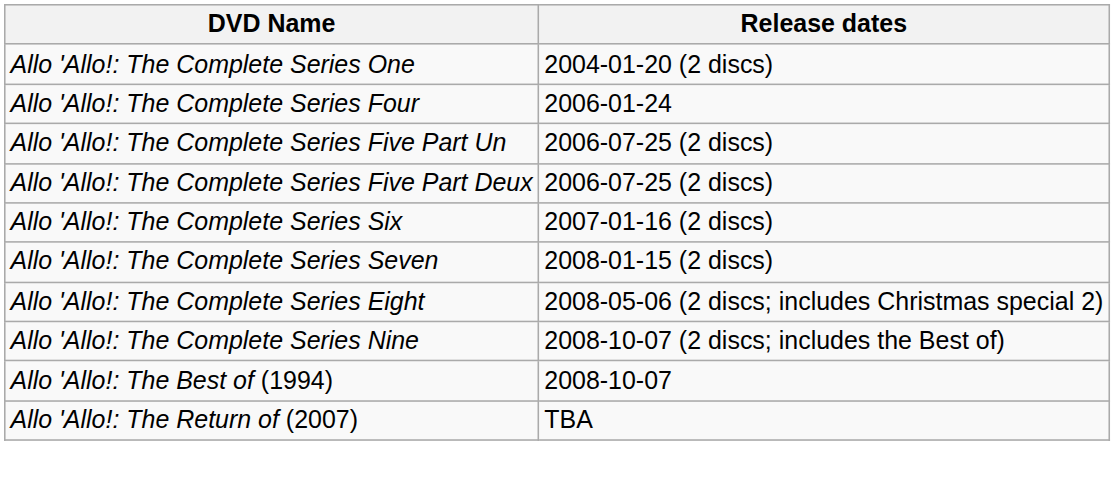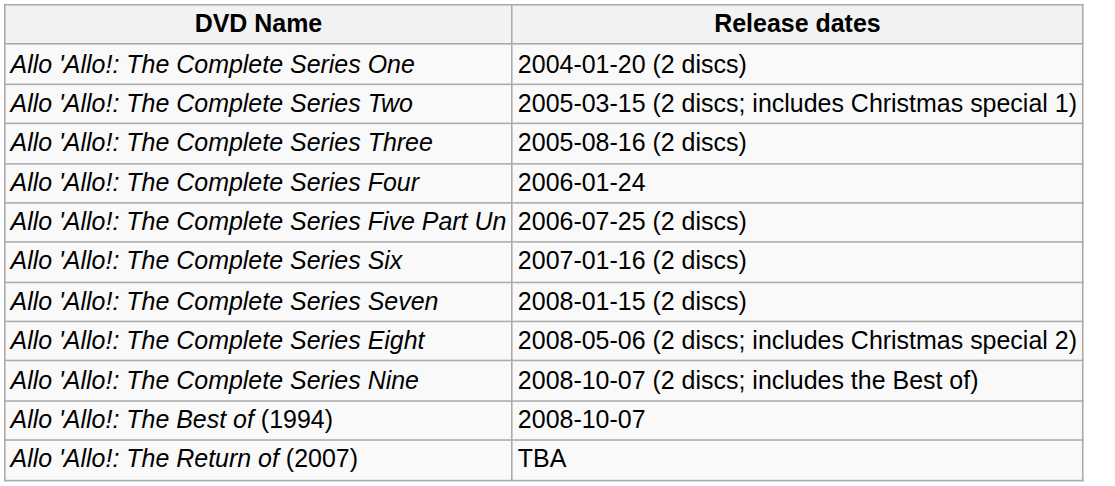+ row: (212, 103)
+ row: (222, 143)
- row: (272, 182)
